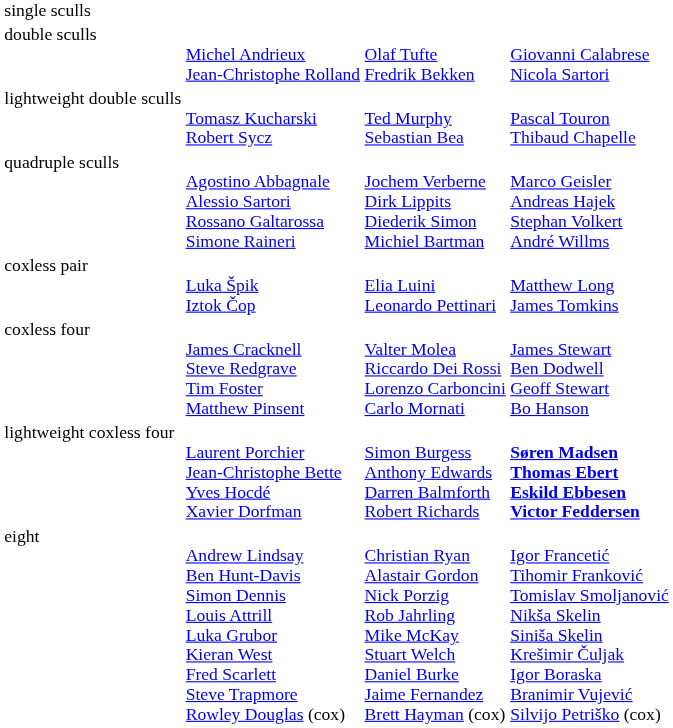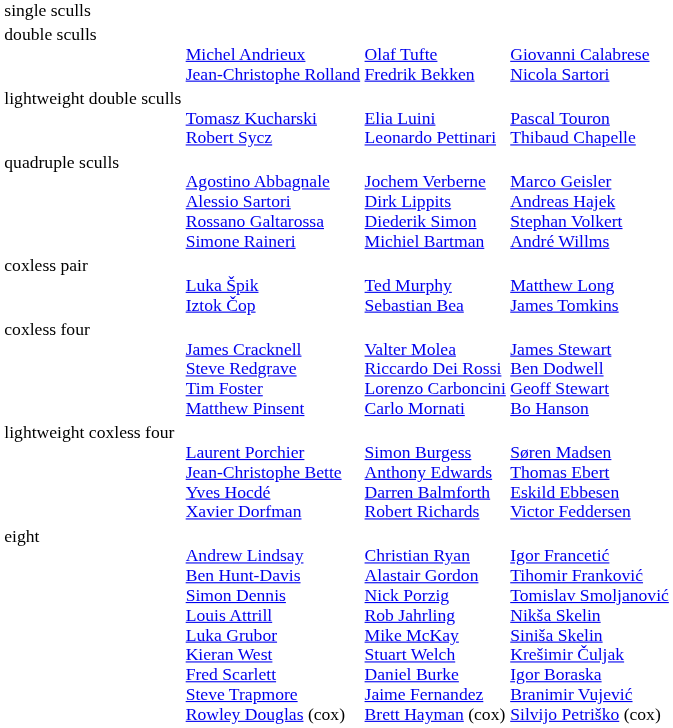(414, 127) Ted Murphy Sebastian Bea -> (430, 127) Elia Luini Leonardo Pettinari
(430, 295) Elia Luini Leonardo Pettinari -> (414, 295) Ted Murphy Sebastian Bea
(575, 482) bold -> (571, 482) normal
